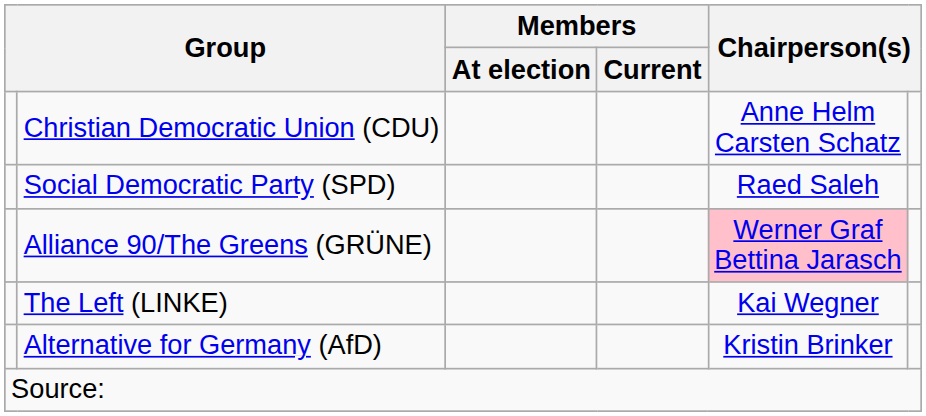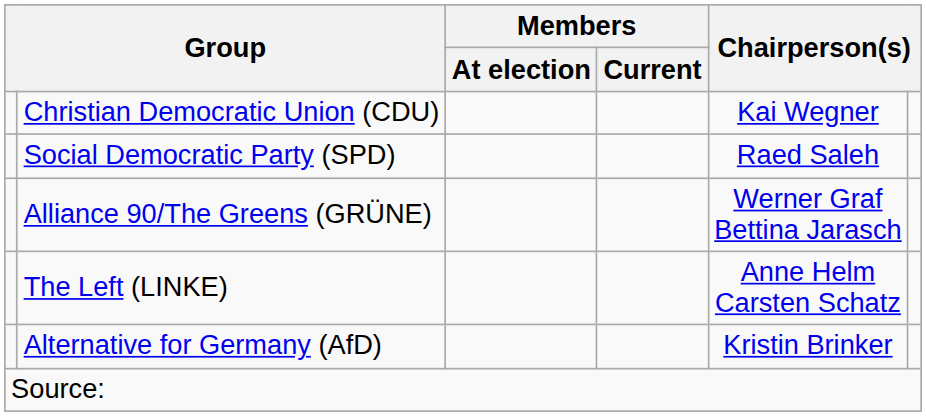(808, 127) Anne Helm Carsten Schatz -> (808, 112) Kai Wegner
(808, 244) pink background -> (808, 213) no background
(808, 302) Kai Wegner -> (808, 287) Anne Helm Carsten Schatz
